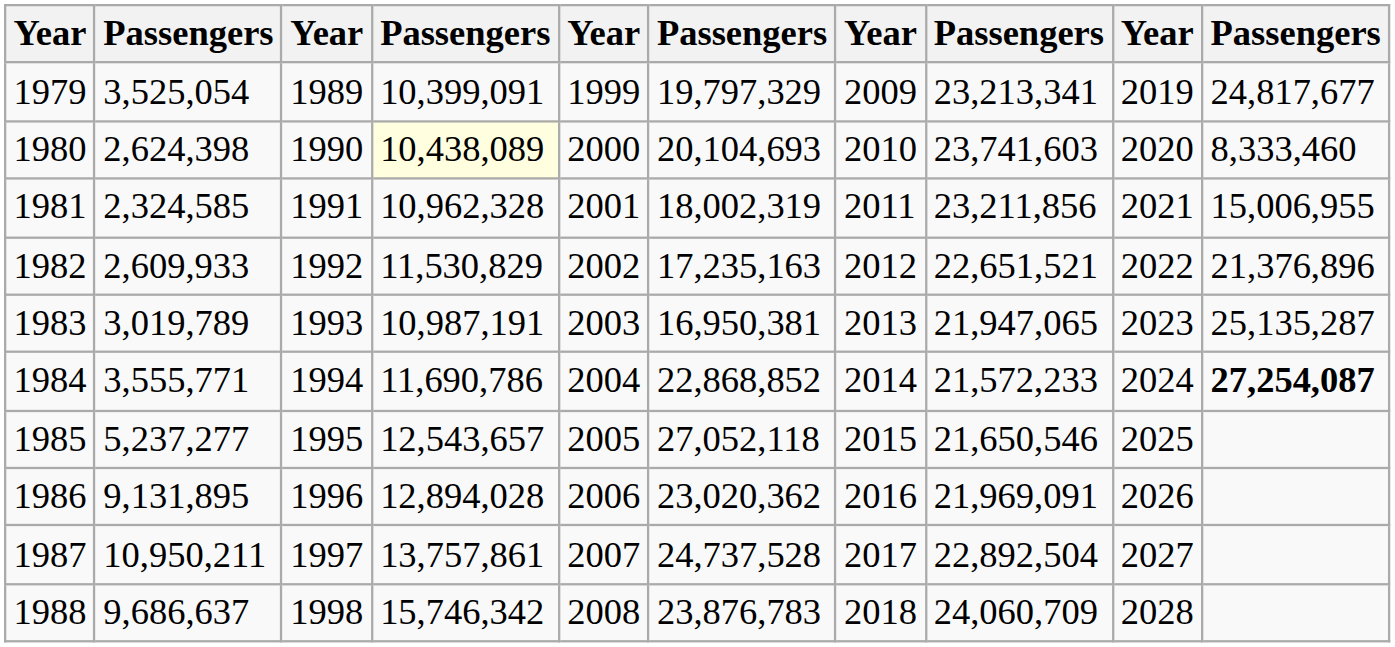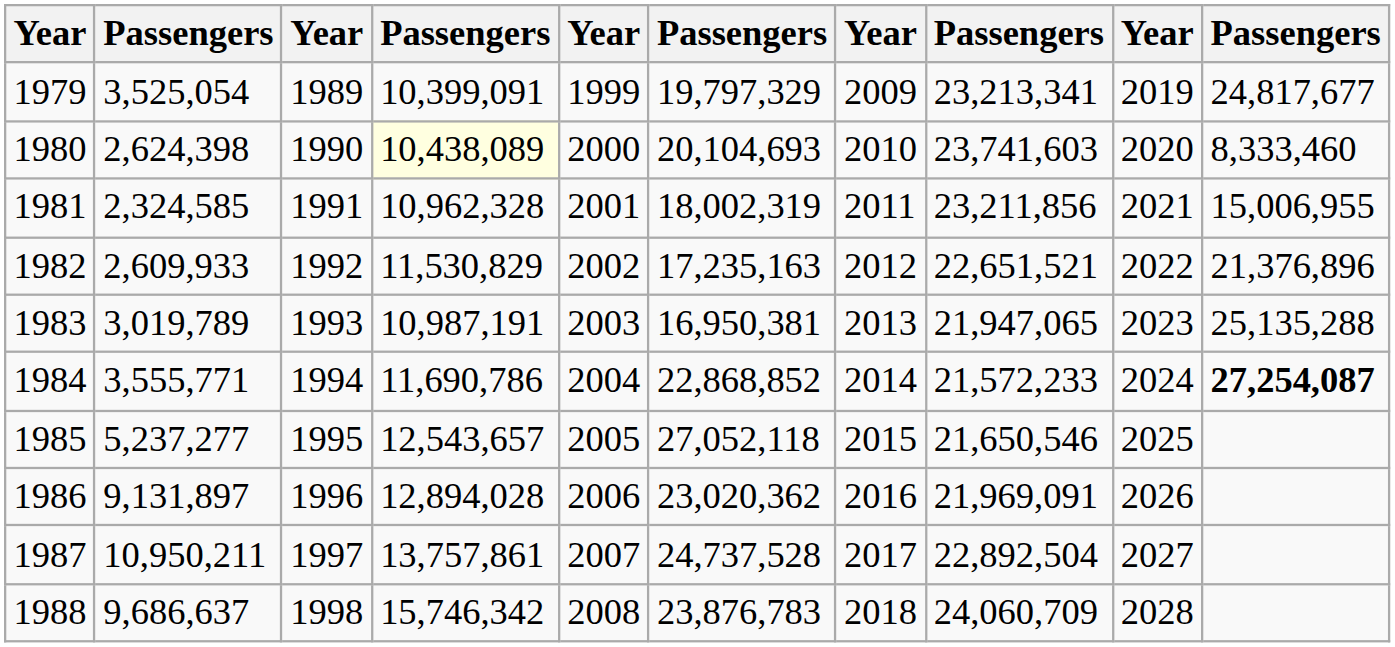(1293, 322) 25,135,287 -> (1293, 322) 25,135,288
(176, 496) 9,131,895 -> (176, 496) 9,131,897
